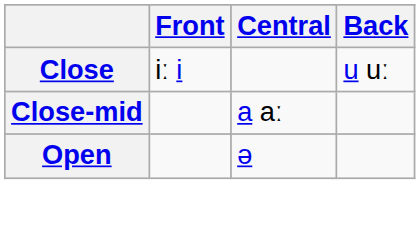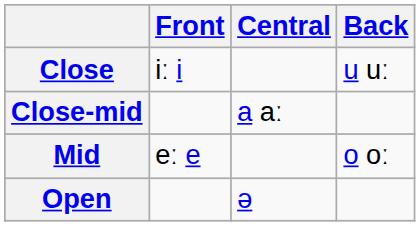+ row: (77, 155)
